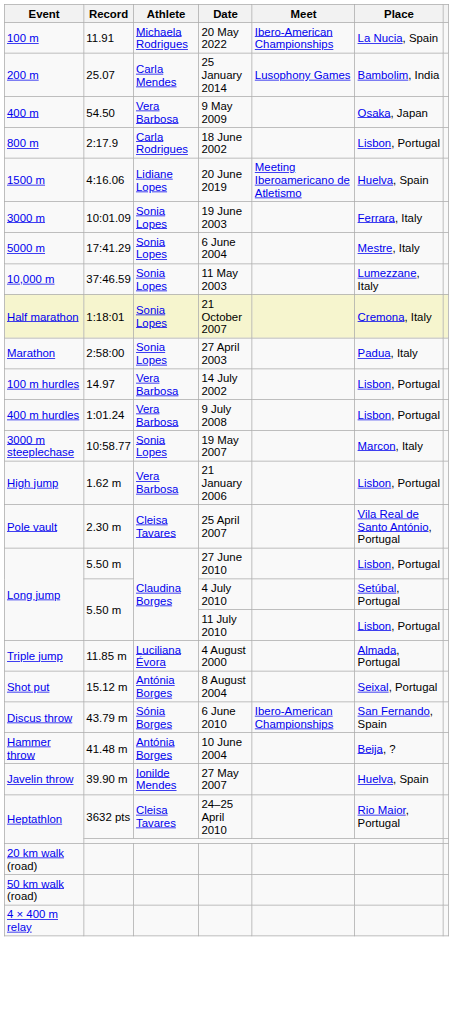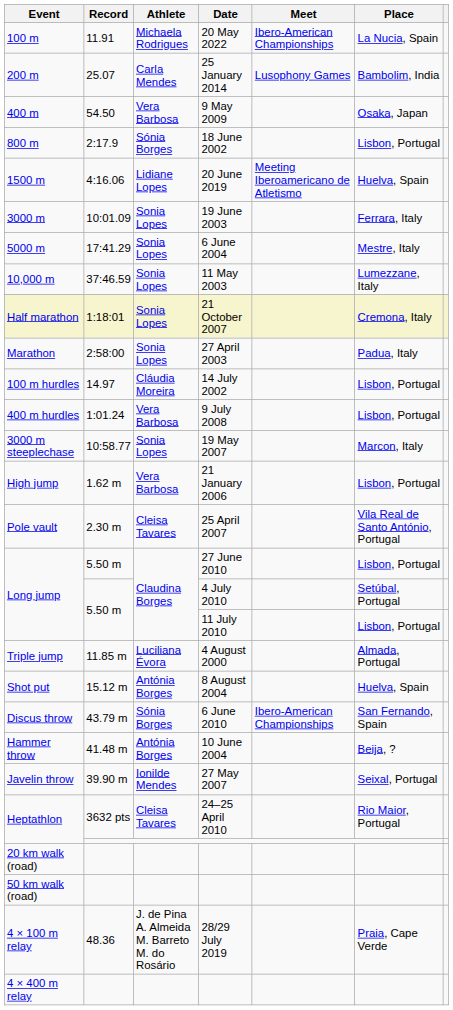(162, 143) Carla Rodrigues -> (154, 143) Sónia Borges
(157, 384) Vera Barbosa -> (155, 384) Cláudia Moreira
(398, 687) Seixal, Portugal -> (393, 687) Huelva, Spain
(393, 779) Huelva, Spain -> (398, 779) Seixal, Portugal
+ row: (33, 940)
